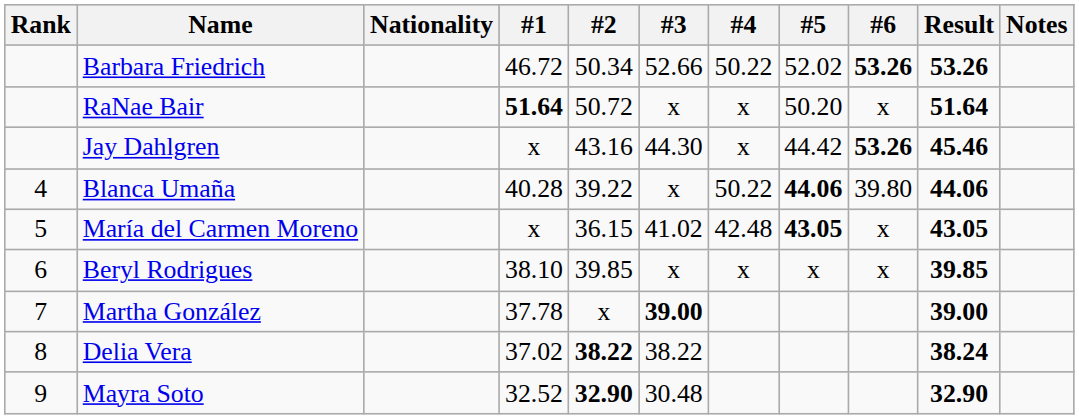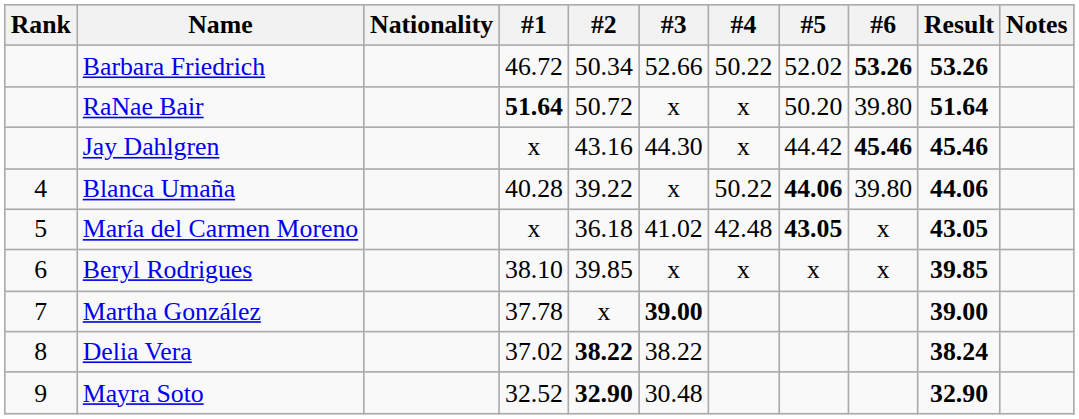(883, 106) x -> (883, 106) 39.80
(883, 147) 53.26 -> (883, 147) 45.46
(604, 229) 36.15 -> (604, 229) 36.18
